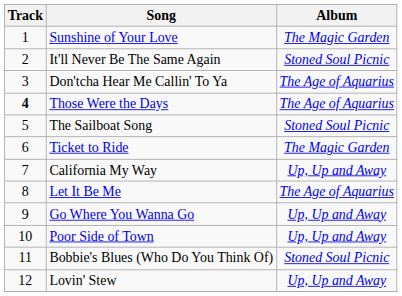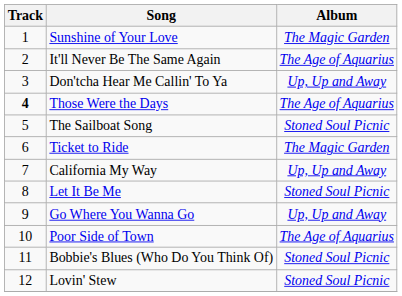(337, 59) Stoned Soul Picnic -> (337, 59) The Age of Aquarius
(337, 81) The Age of Aquarius -> (337, 81) Up, Up and Away
(337, 192) The Age of Aquarius -> (337, 192) Stoned Soul Picnic
(337, 236) Up, Up and Away -> (337, 236) The Age of Aquarius
(337, 280) Up, Up and Away -> (337, 280) Stoned Soul Picnic
